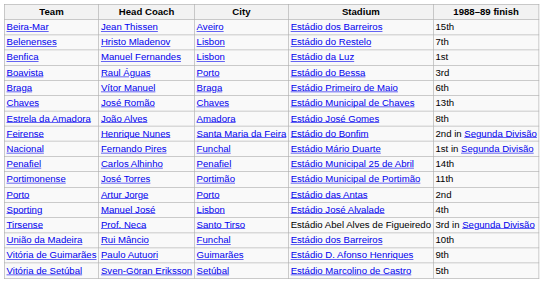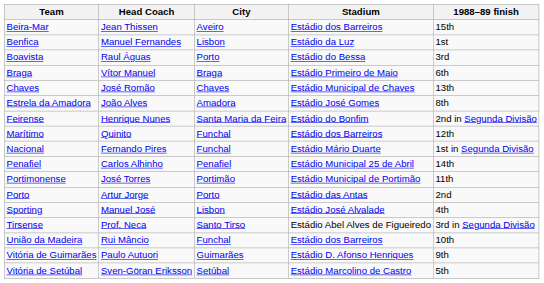- row: (32, 42)
+ row: (25, 133)
